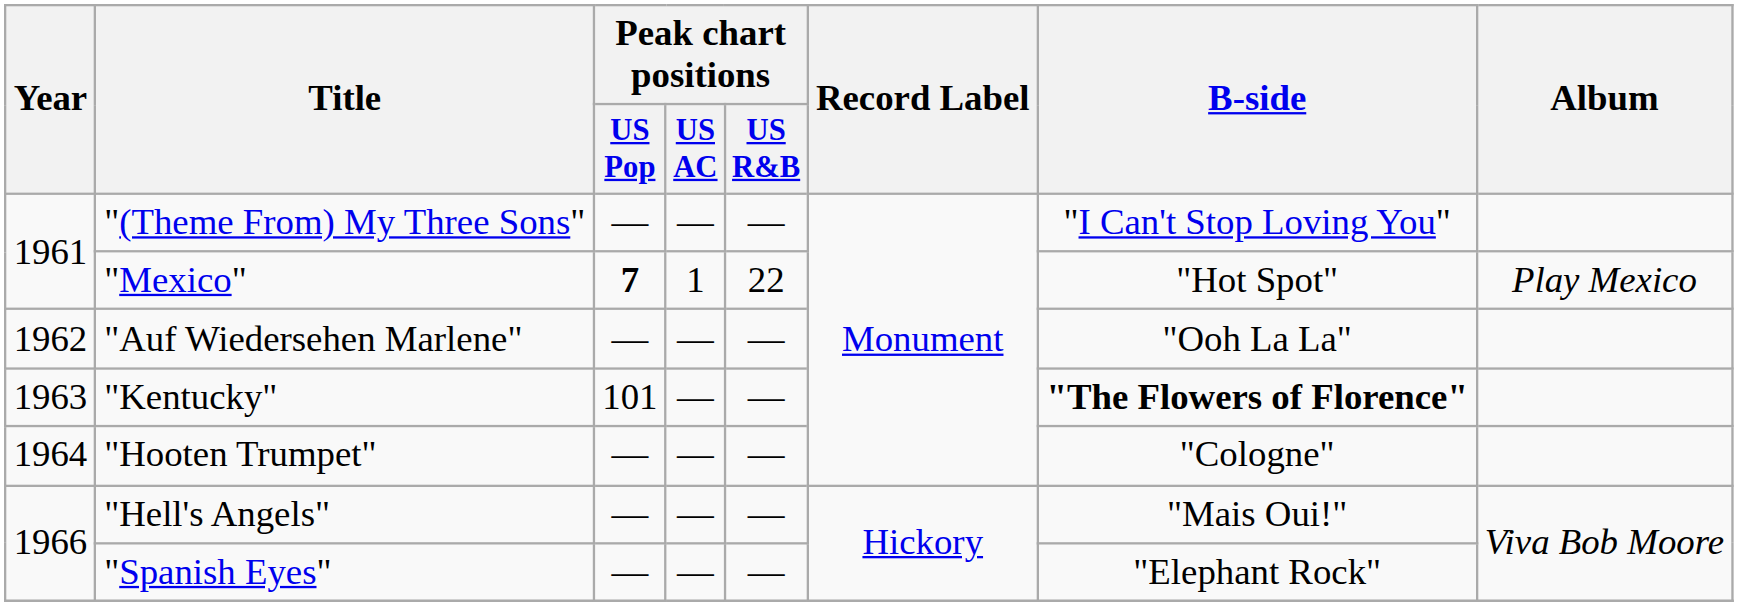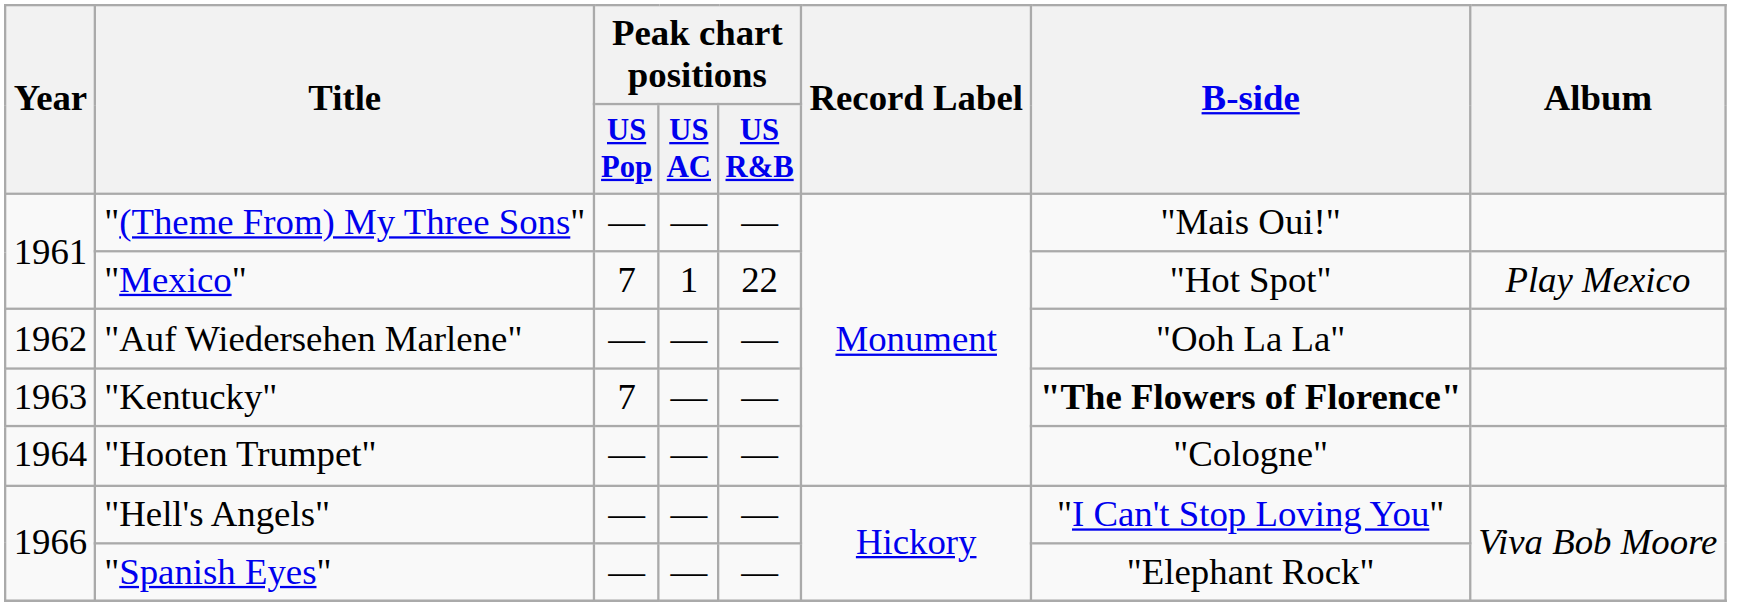(1257, 221) "I Can't Stop Loving You" -> (1251, 221) "Mais Oui!"
(630, 279) bold -> (627, 279) normal
(630, 396) 101 -> (627, 396) 7
(1257, 513) "Mais Oui!" -> (1251, 513) "I Can't Stop Loving You"
